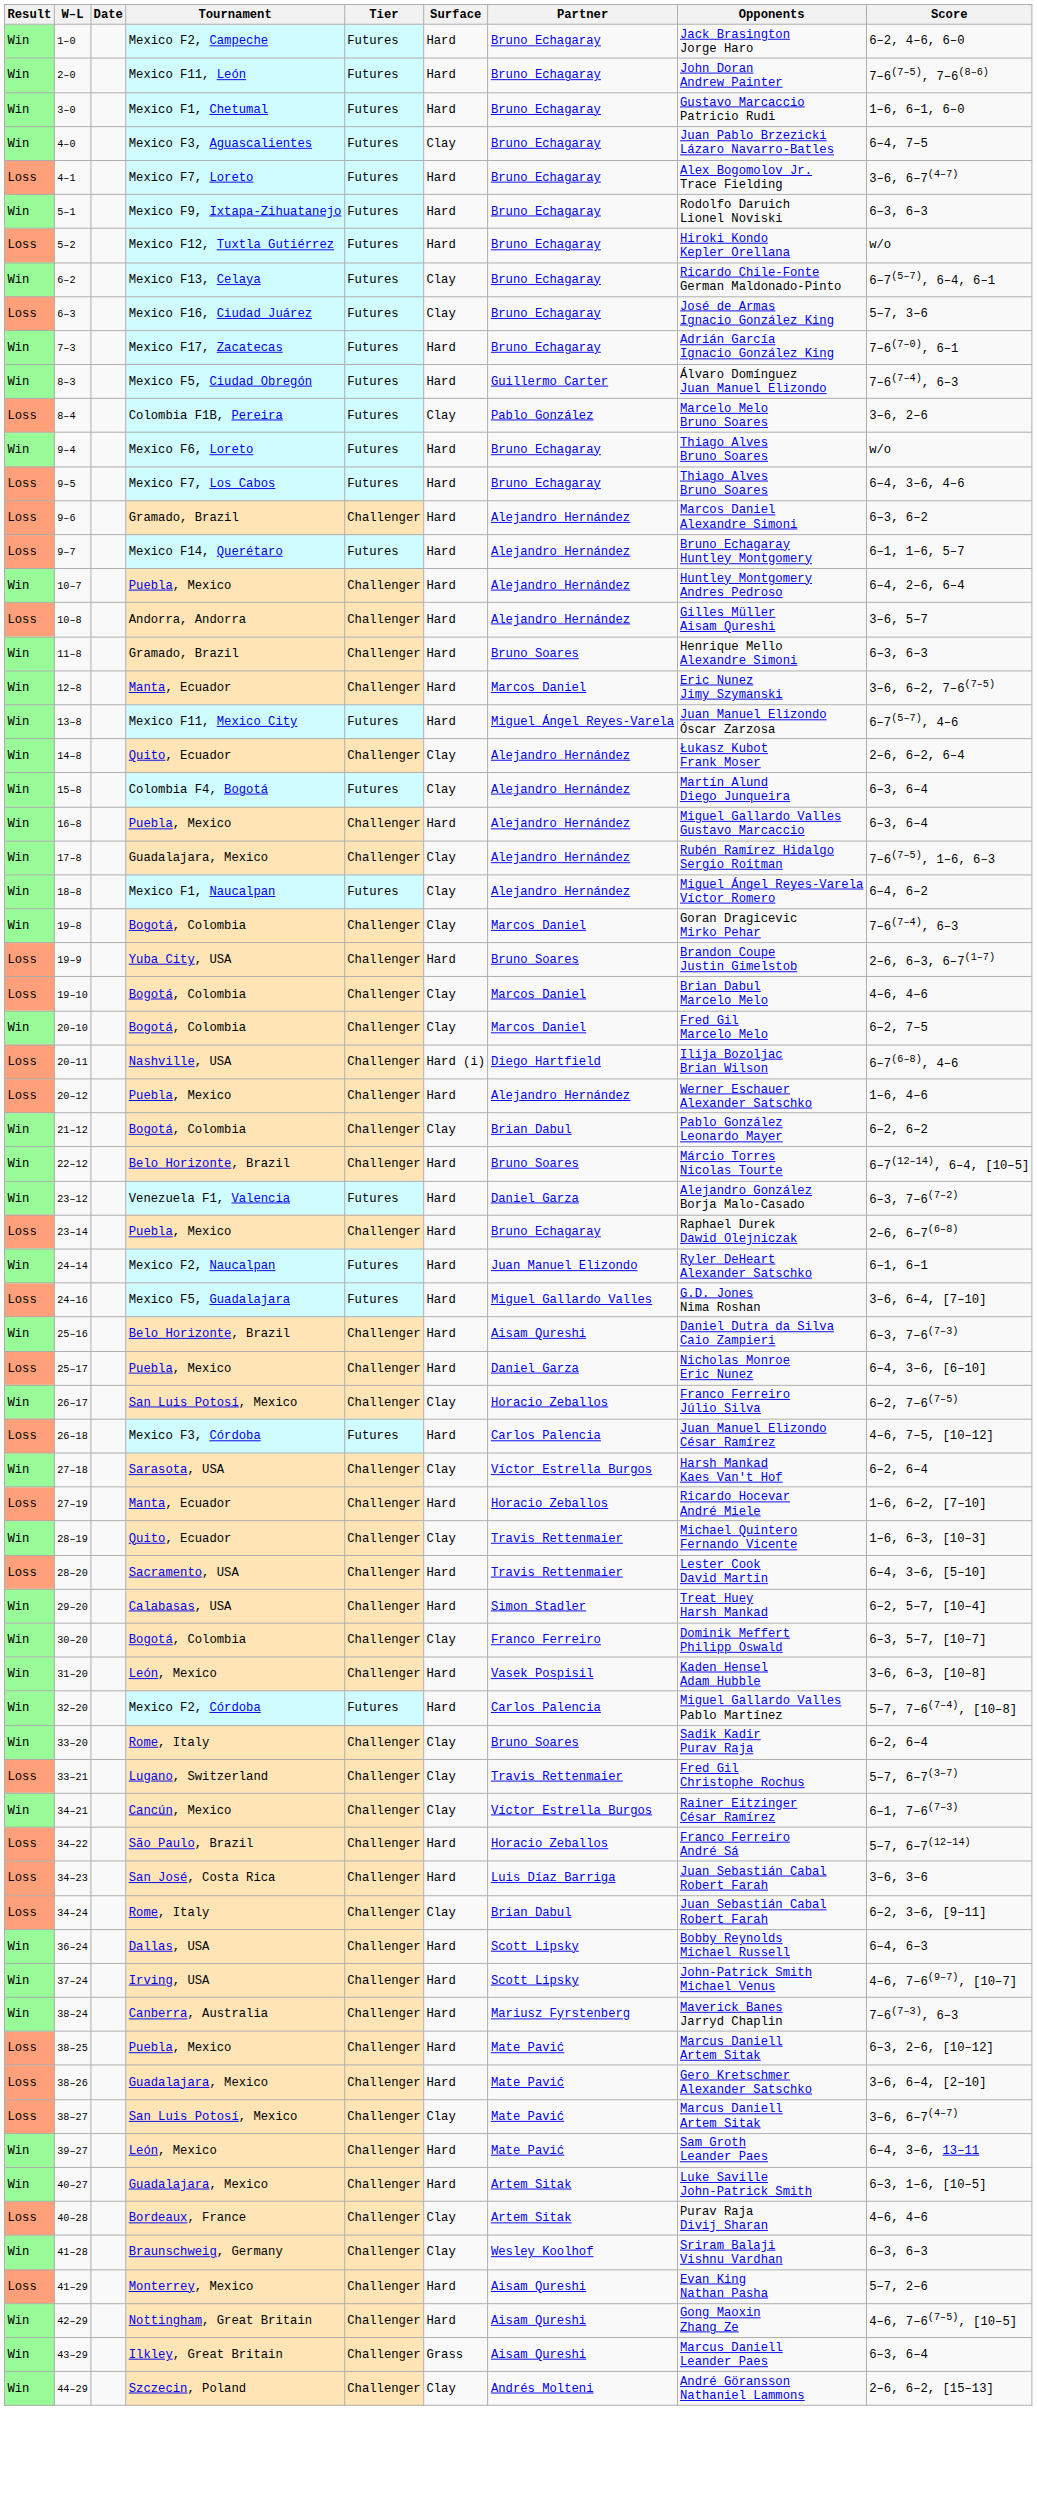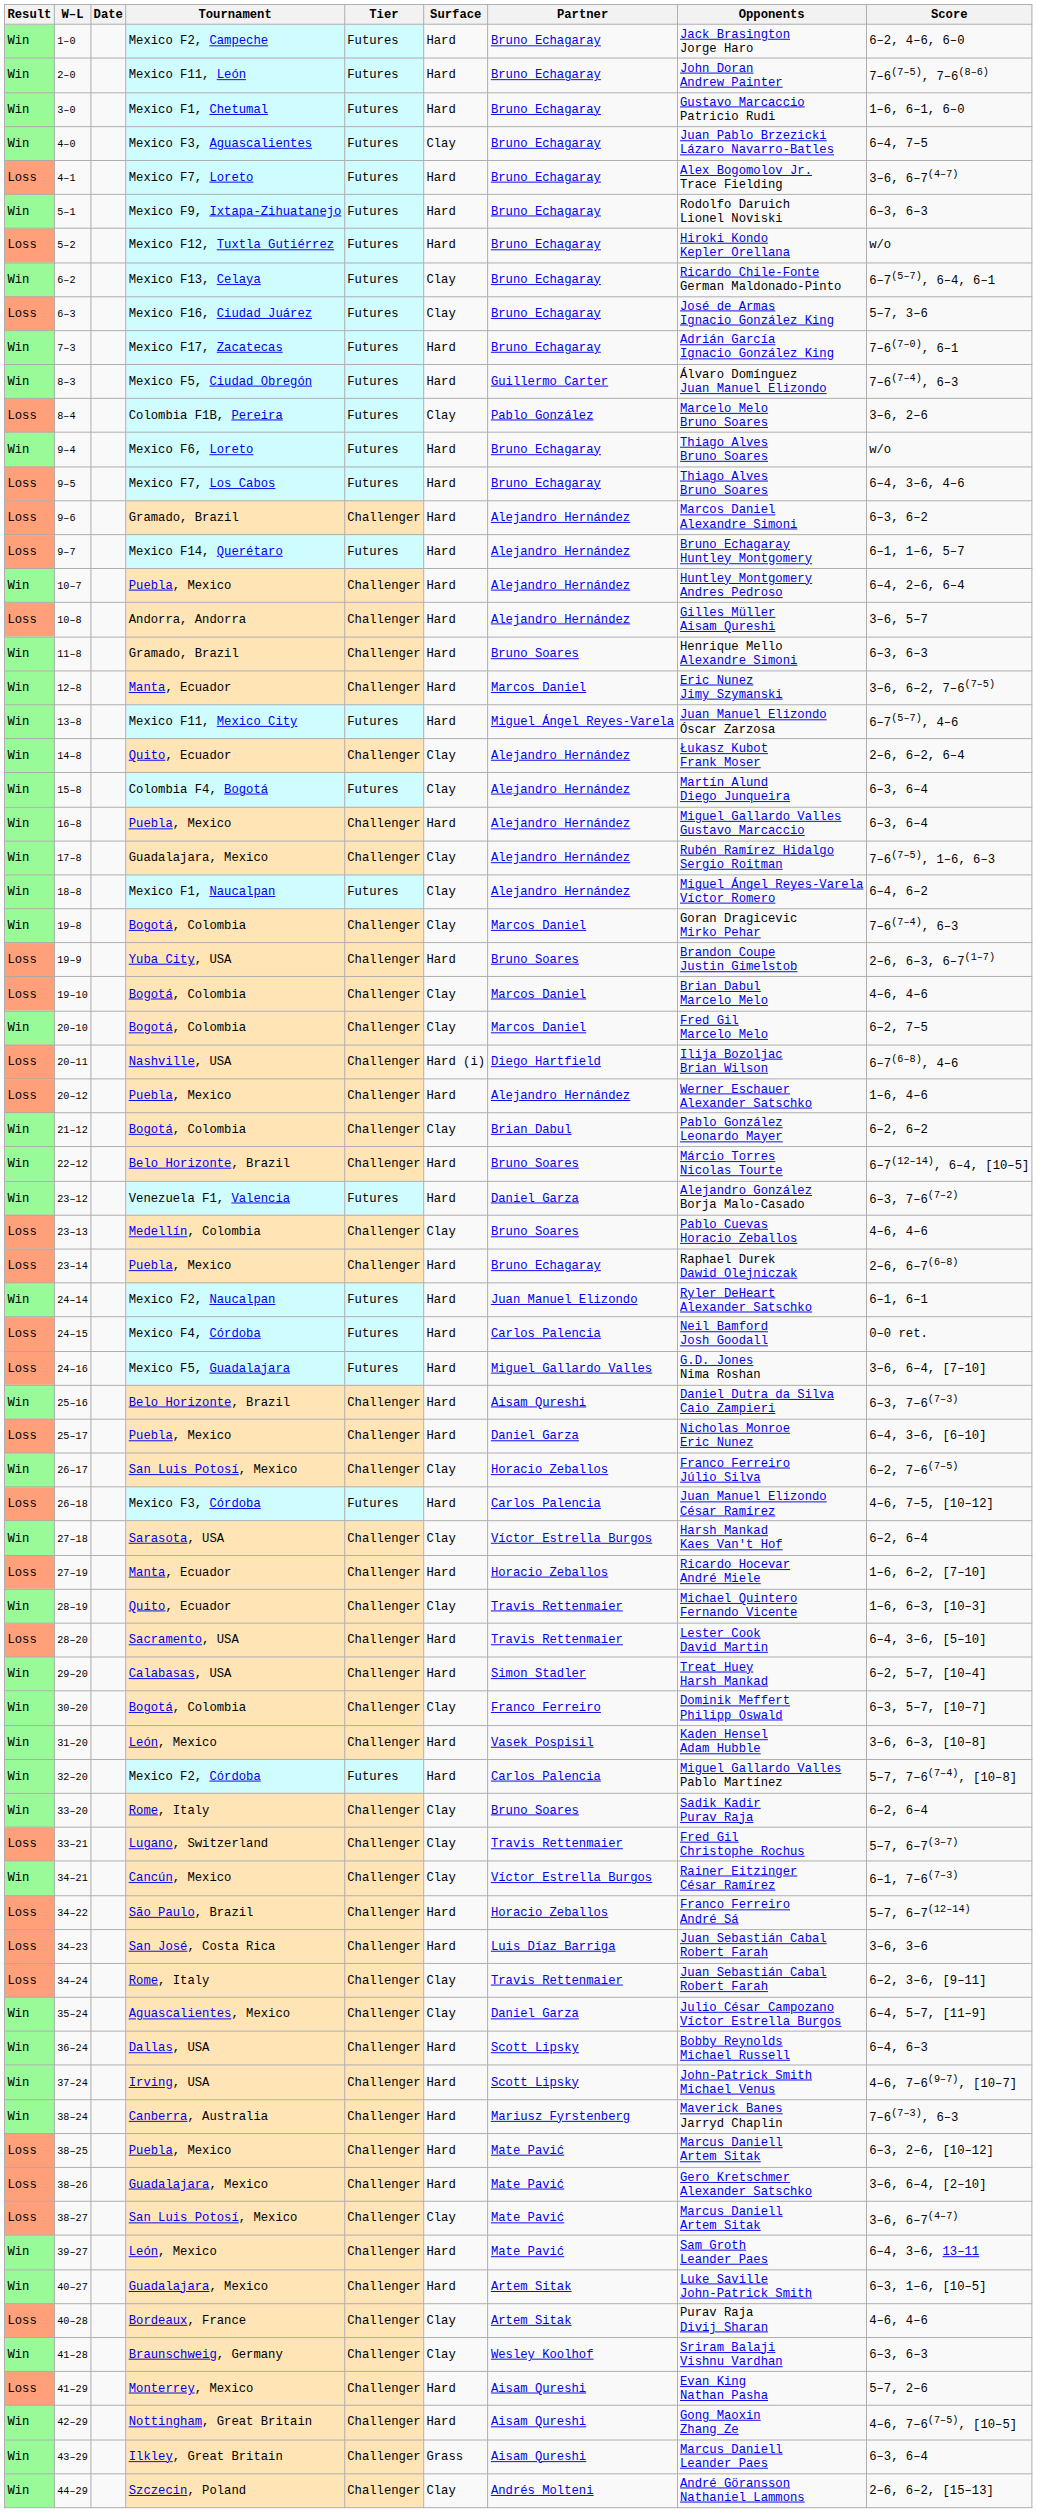+ row: (72, 1232)
+ row: (72, 1334)
(531, 1912) Brian Dabul -> (557, 1980) Travis Rettenmaier
+ row: (72, 2015)
